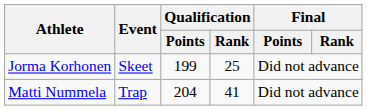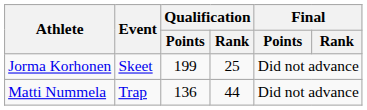(185, 92) 204 -> (185, 92) 136
(232, 92) 41 -> (232, 92) 44
